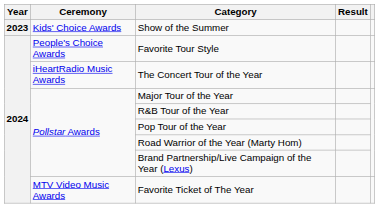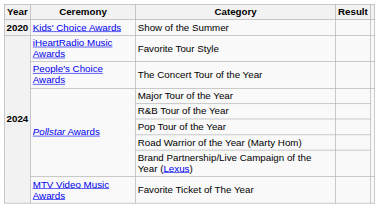(17, 27) 2023 -> (17, 27) 2020
(68, 48) People's Choice Awards -> (73, 48) iHeartRadio Music Awards
(73, 75) iHeartRadio Music Awards -> (68, 75) People's Choice Awards
